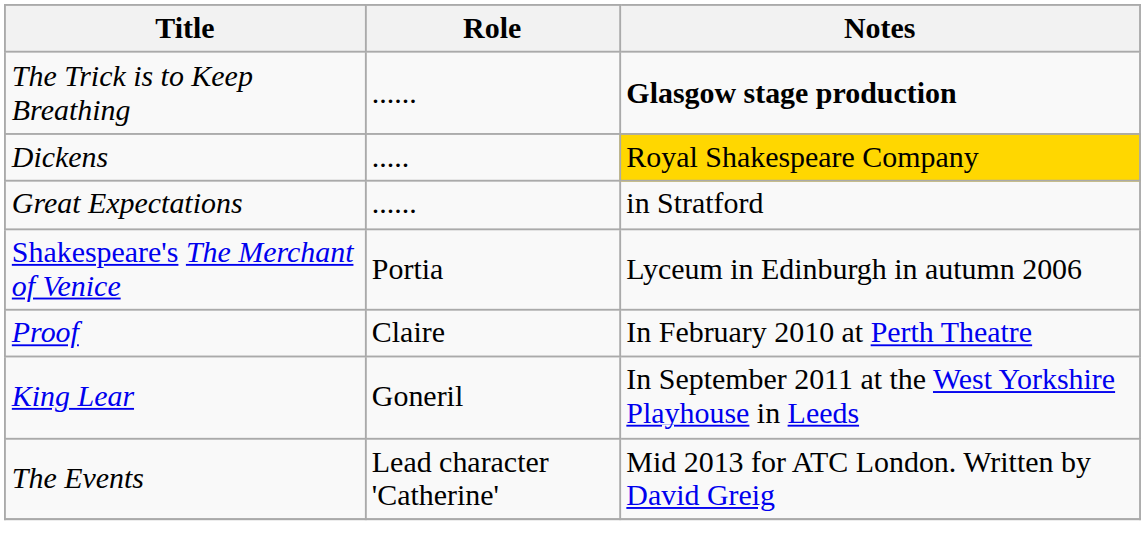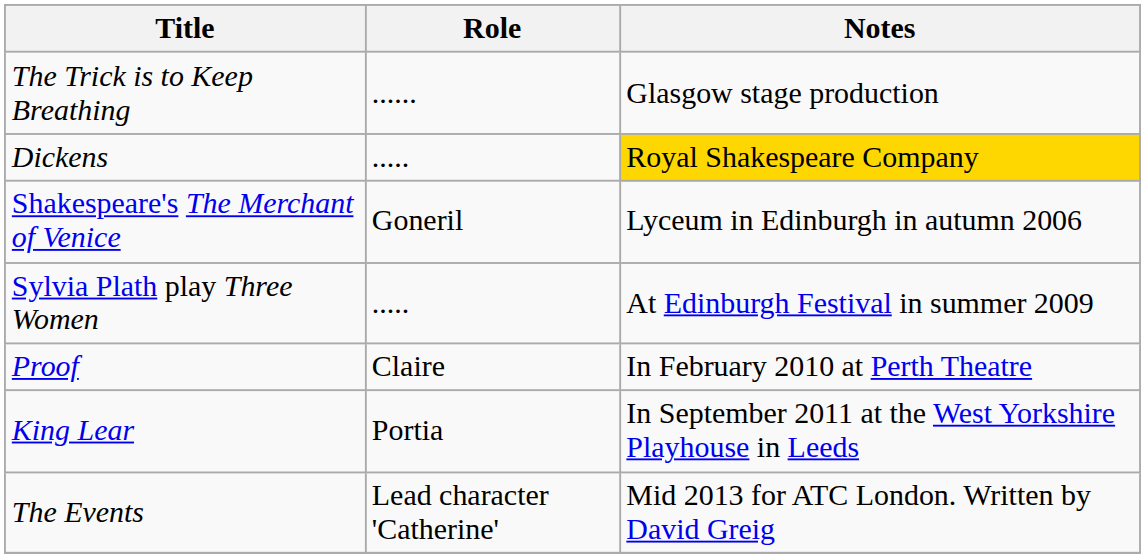(791, 92) bold -> (783, 92) normal
- row: (127, 204)
(408, 268) Portia -> (418, 221) Goneril
+ row: (152, 302)
(418, 397) Goneril -> (408, 430) Portia
